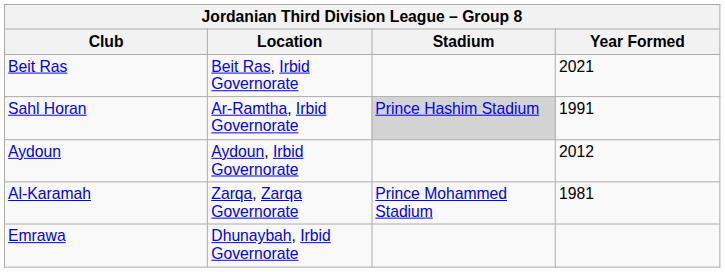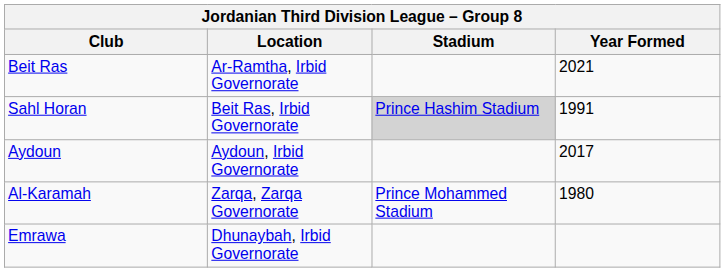(261, 75) Beit Ras, Irbid Governorate -> (269, 75) Ar-Ramtha, Irbid Governorate
(269, 117) Ar-Ramtha, Irbid Governorate -> (261, 117) Beit Ras, Irbid Governorate
(576, 151) 2012 -> (576, 151) 2017
(576, 194) 1981 -> (576, 194) 1980
